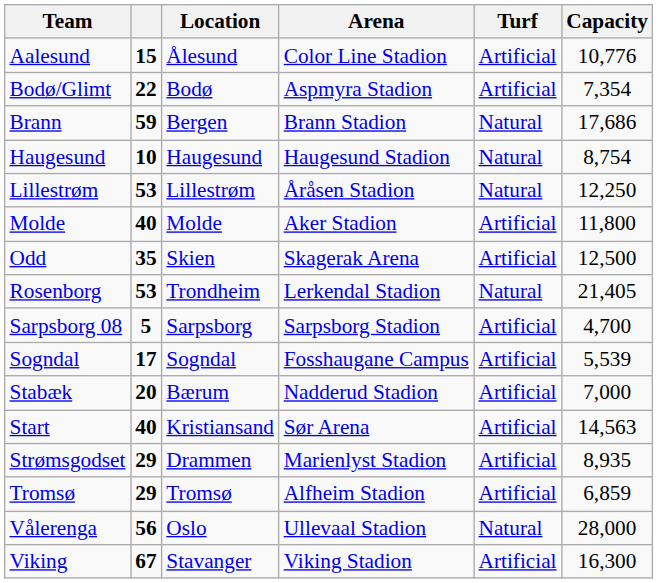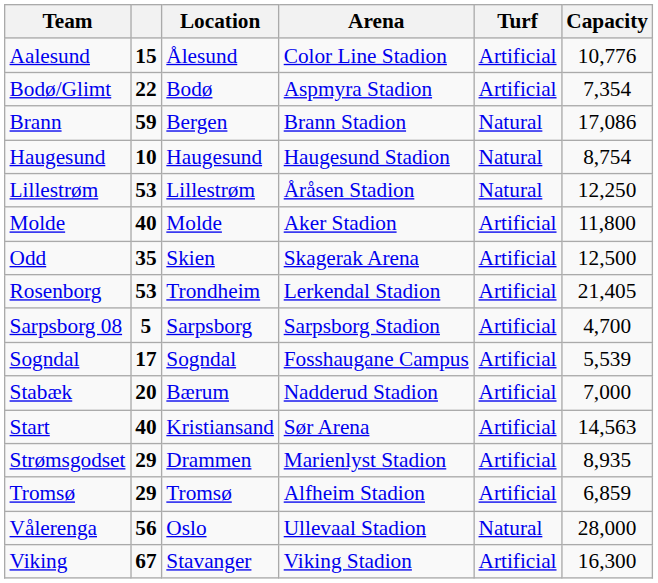(607, 122) 17,686 -> (607, 122) 17,086
(510, 291) Natural -> (518, 291) Artificial
